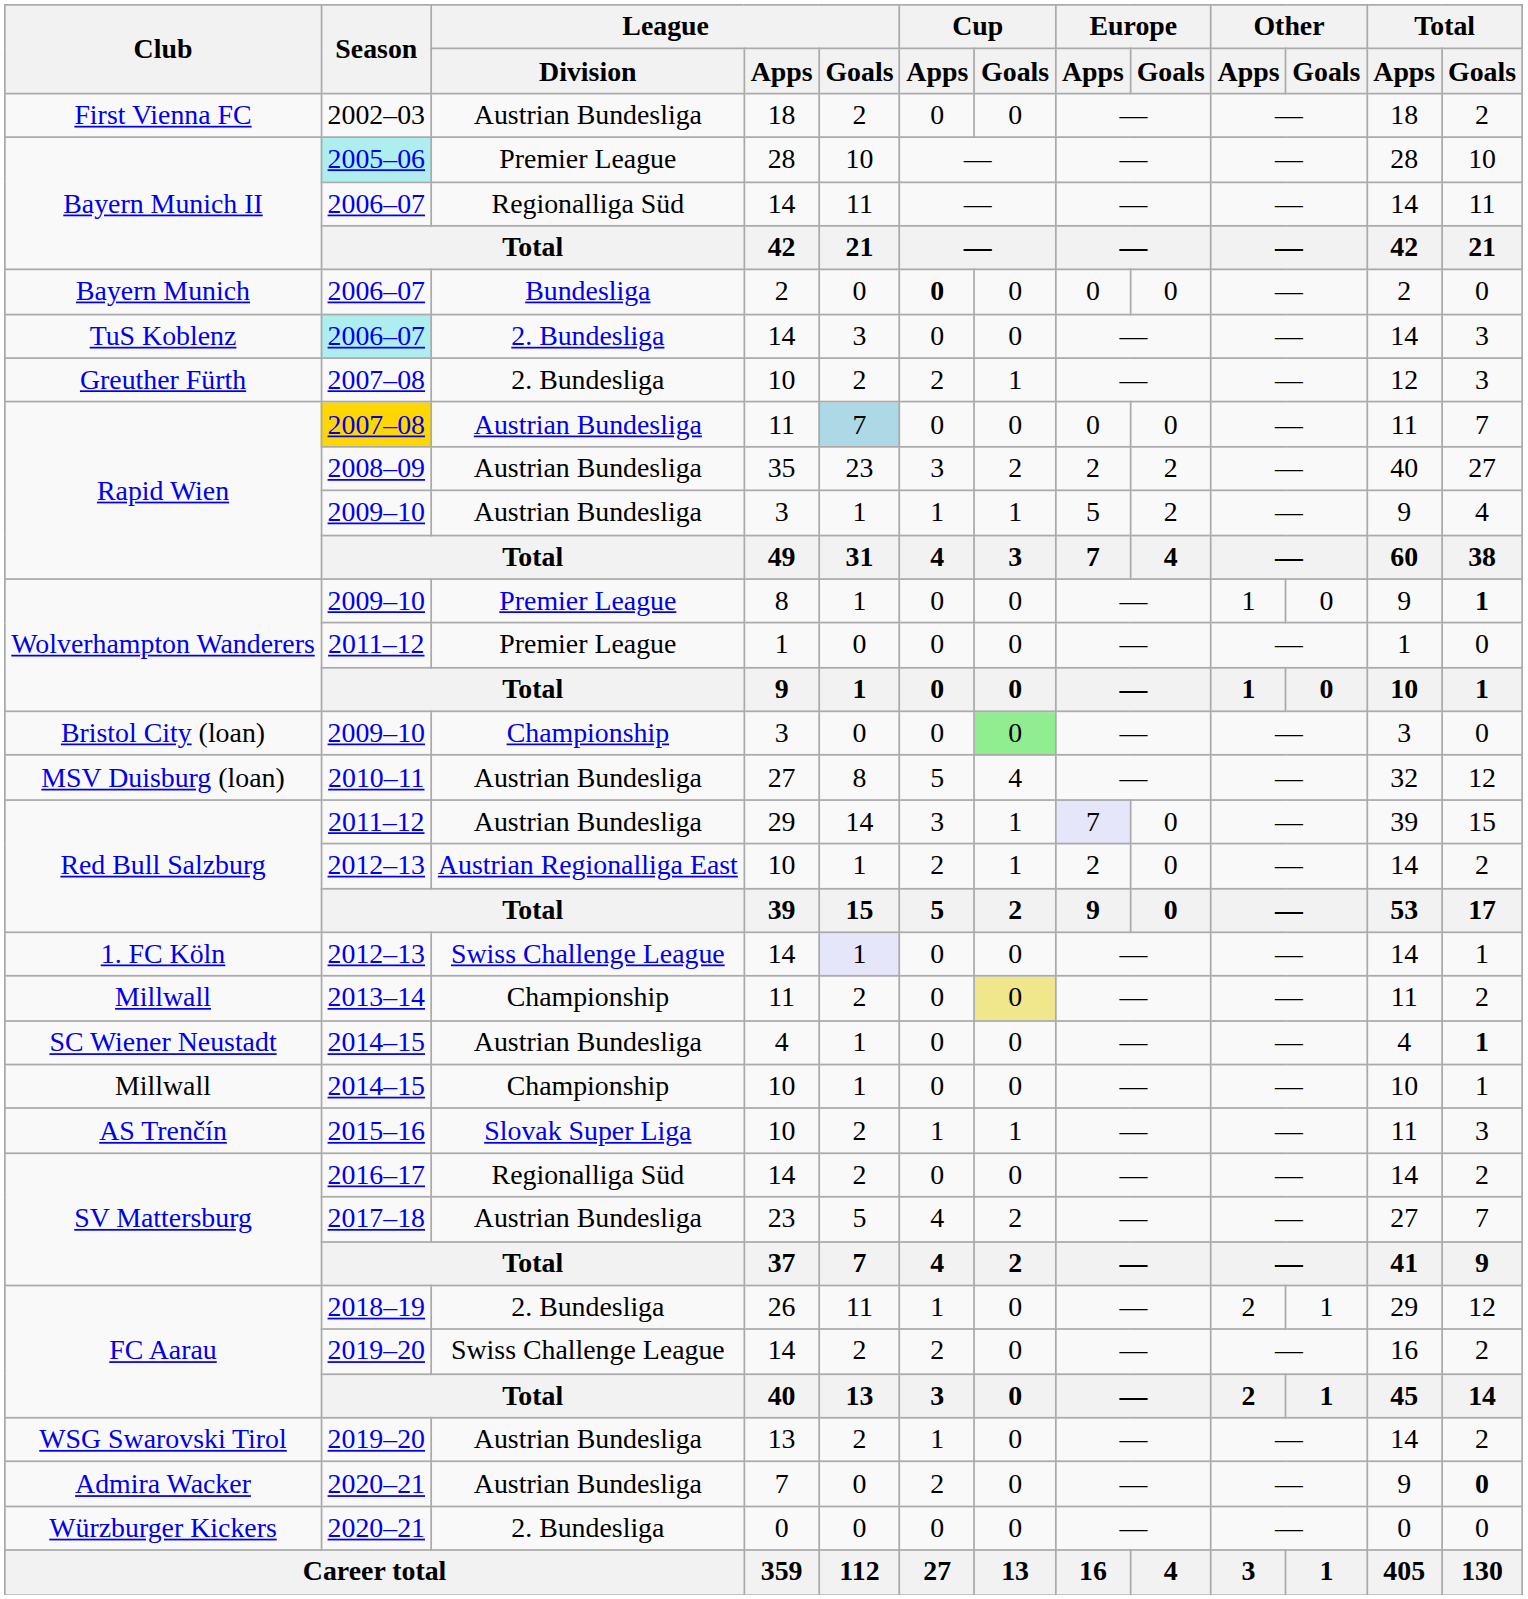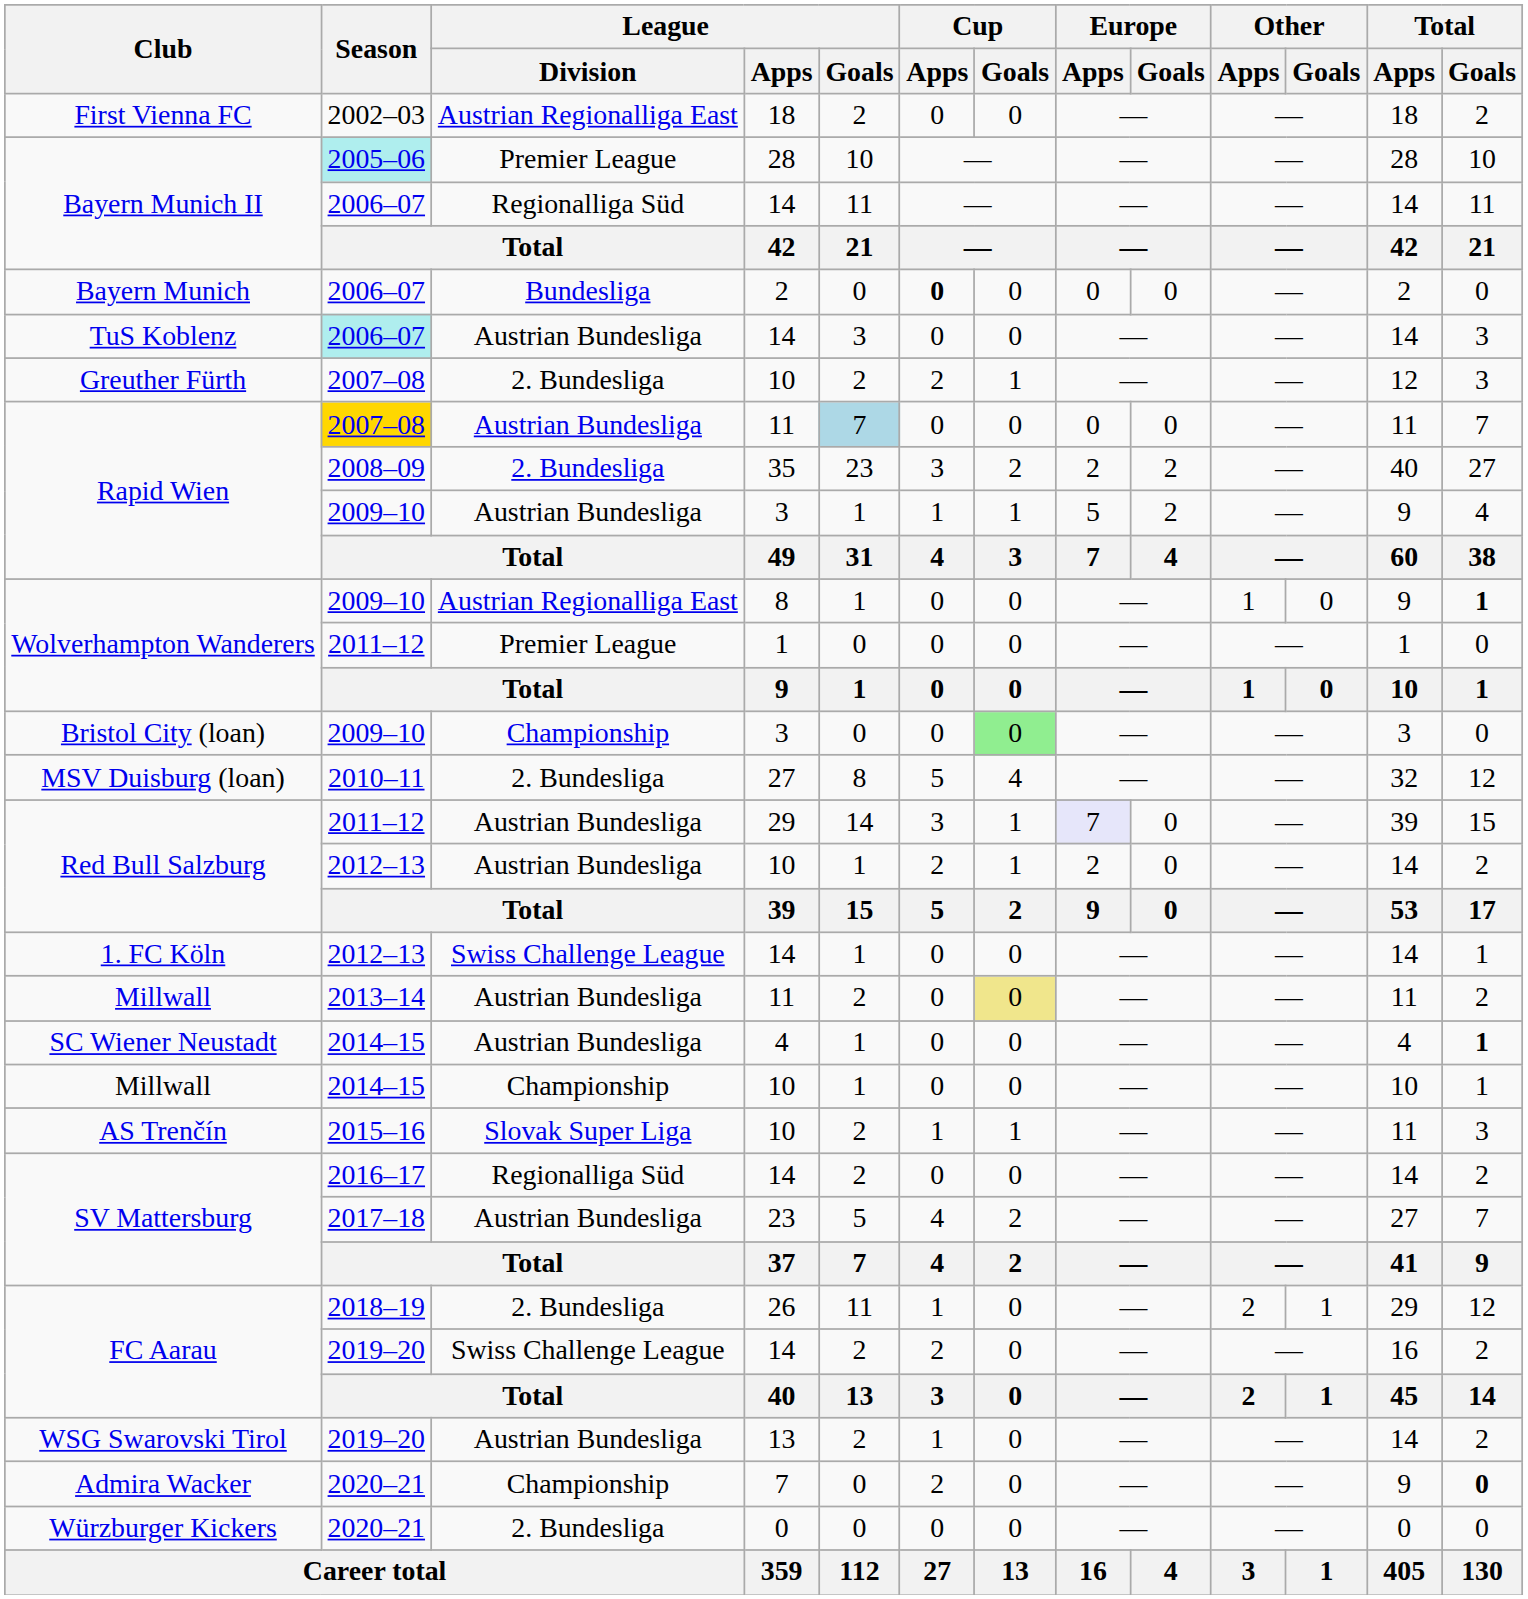(588, 114) Austrian Bundesliga -> (588, 114) Austrian Regionalliga East
(588, 335) 2. Bundesliga -> (588, 335) Austrian Bundesliga
(588, 468) Austrian Bundesliga -> (588, 468) 2. Bundesliga
(588, 600) Premier League -> (588, 600) Austrian Regionalliga East
(588, 777) Austrian Bundesliga -> (588, 777) 2. Bundesliga
(588, 865) Austrian Regionalliga East -> (588, 865) Austrian Bundesliga
(859, 953) lavender background -> (859, 953) no background
(588, 997) Championship -> (588, 997) Austrian Bundesliga
(588, 1483) Austrian Bundesliga -> (588, 1483) Championship
